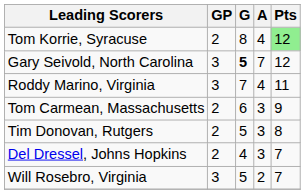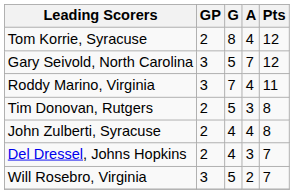(282, 39) lightgreen background -> (271, 39) no background
(243, 62) bold -> (232, 62) normal
- row: (106, 108)
+ row: (84, 131)
